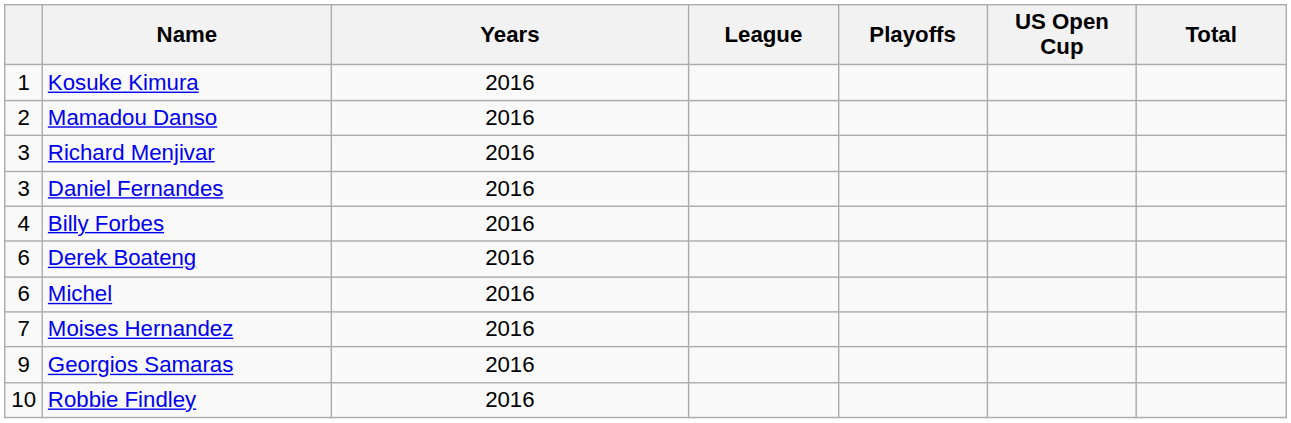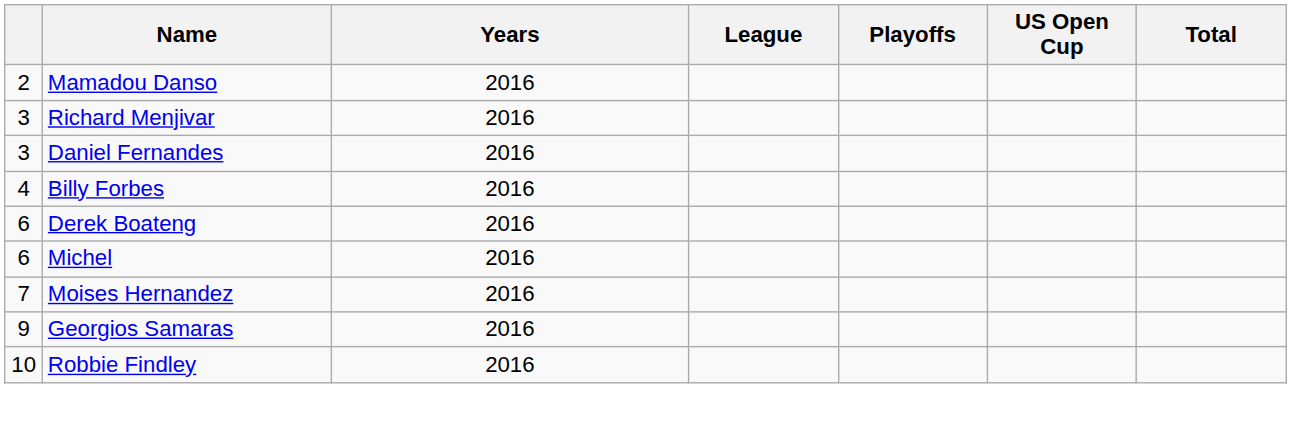- row: (123, 82)
